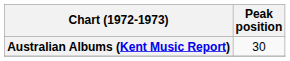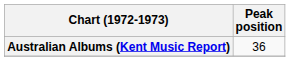(259, 46) 30 -> (259, 46) 36
